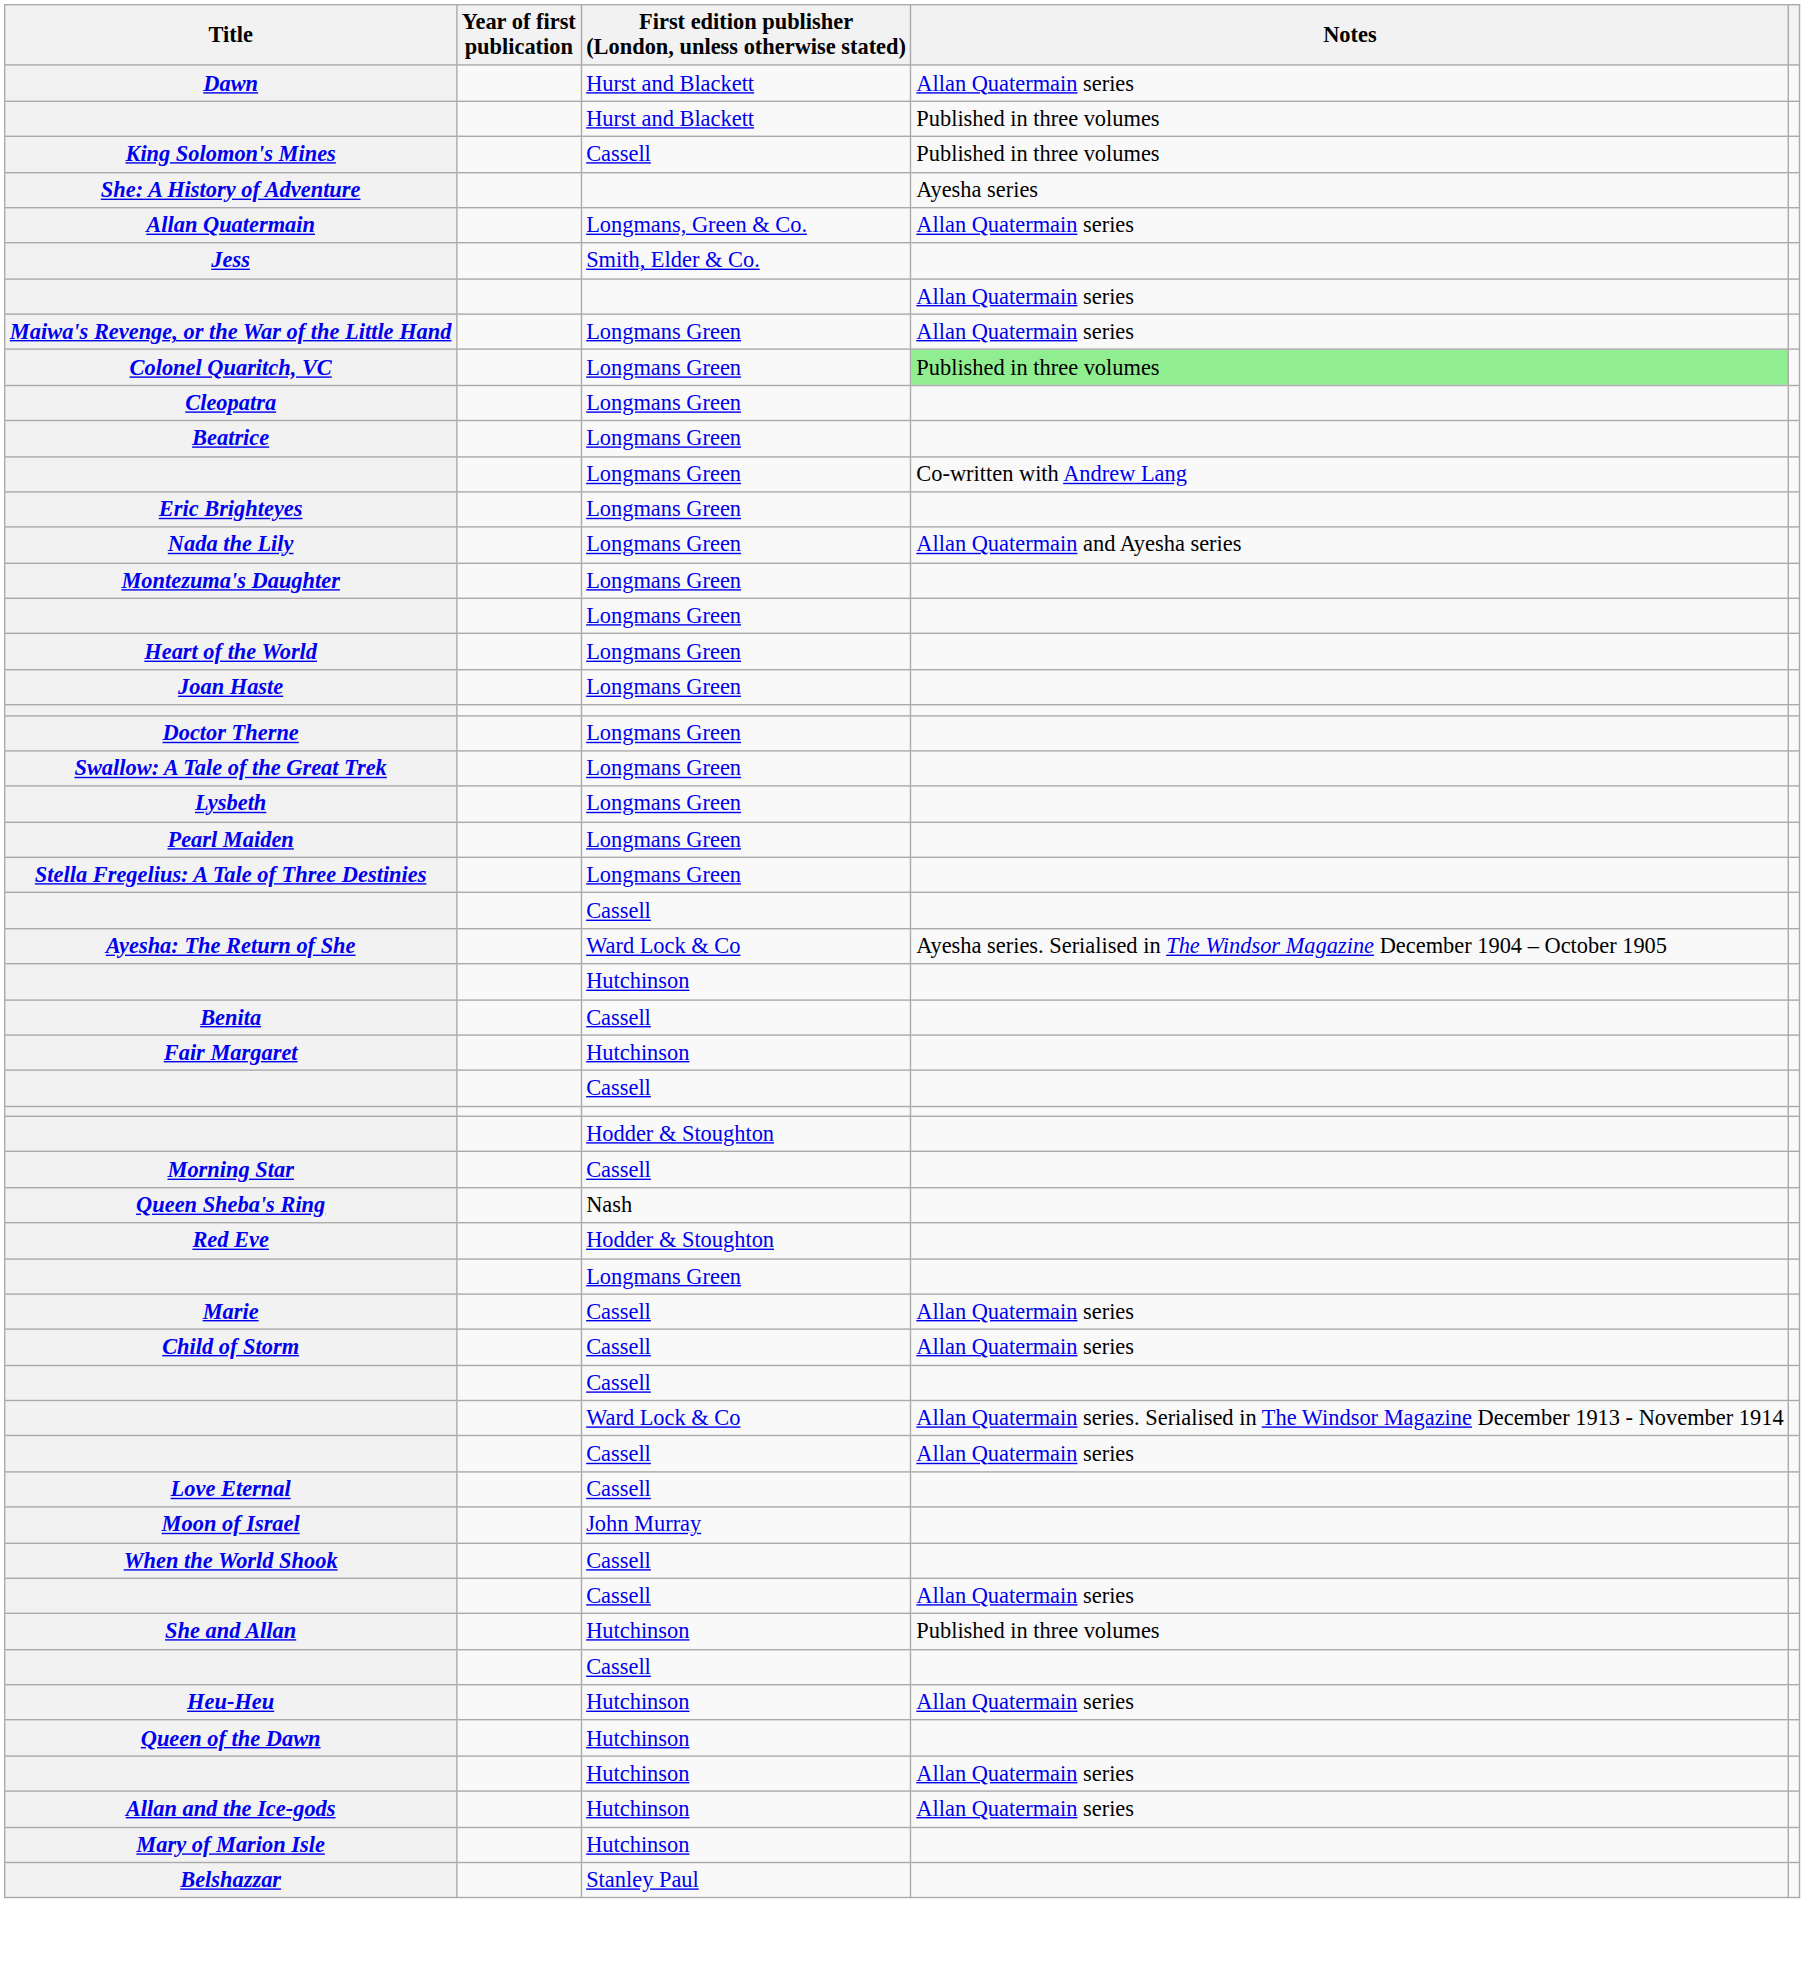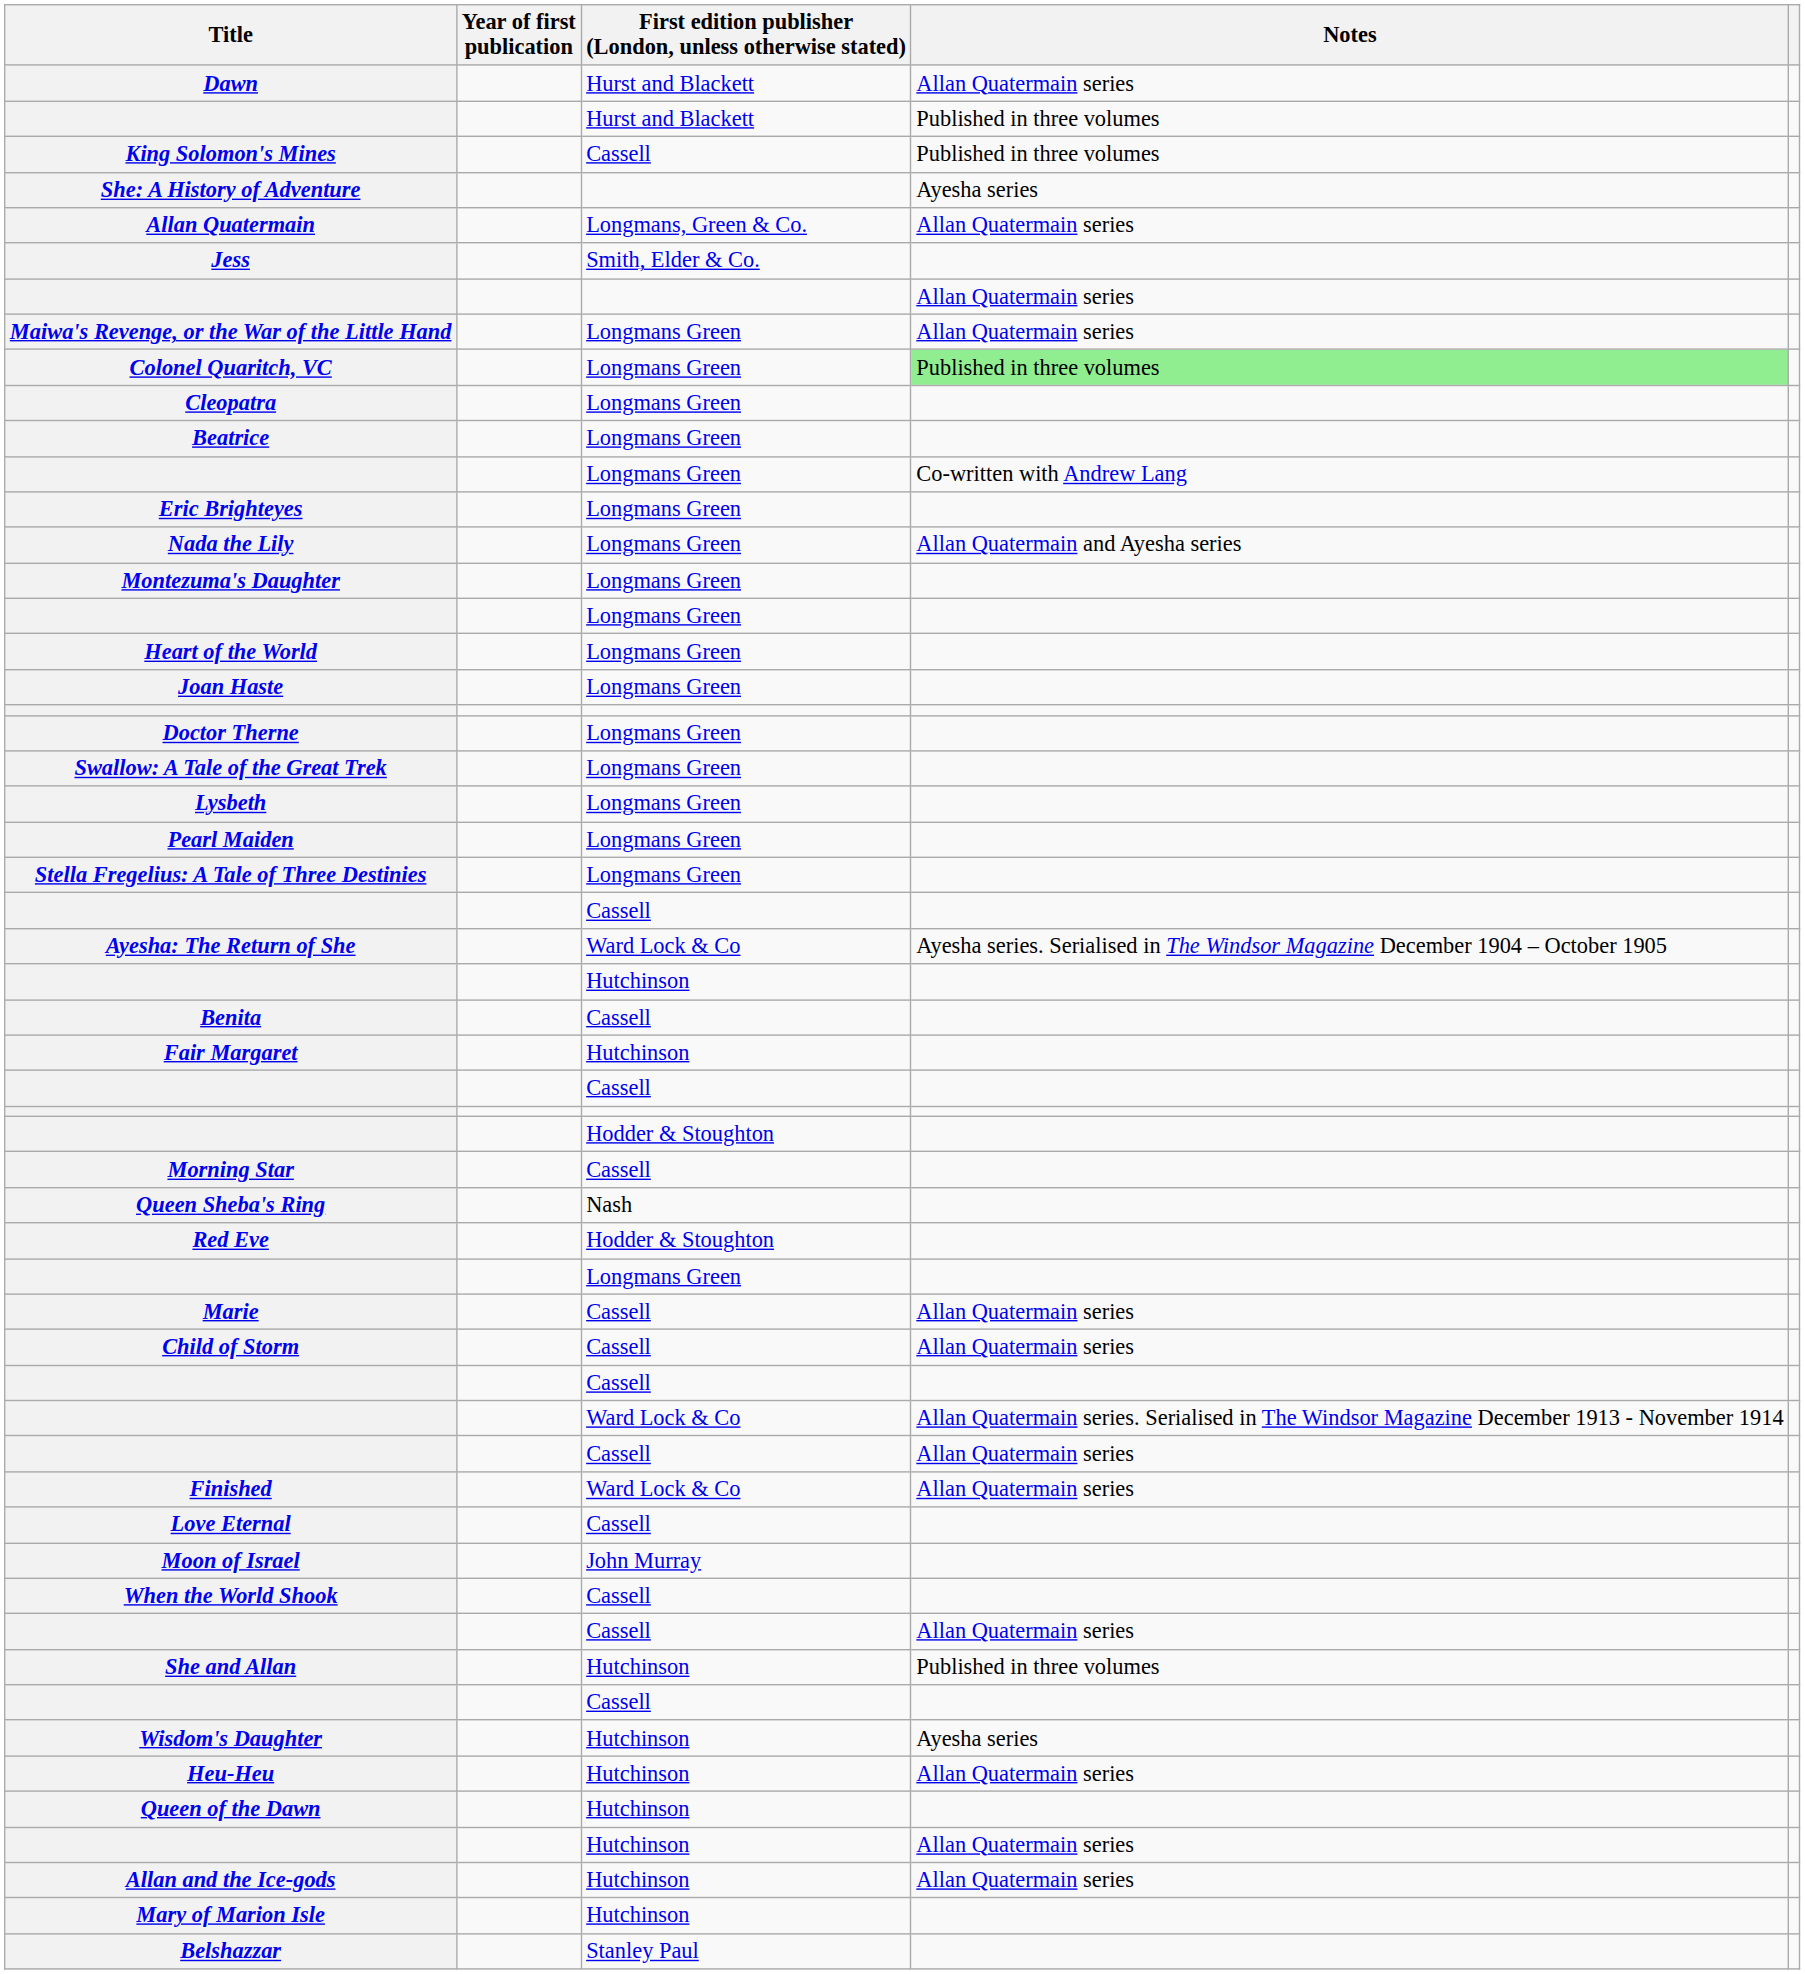+ row: (231, 1489)
+ row: (231, 1737)
